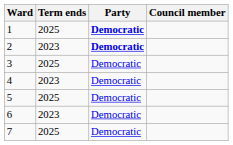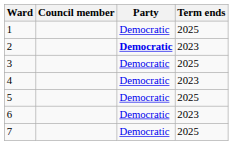columns swapped: (187, 13) <-> (62, 13)
(118, 30) bold -> (144, 30) normal
